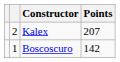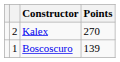(92, 31) 207 -> (92, 31) 270
(92, 49) 142 -> (92, 49) 139
